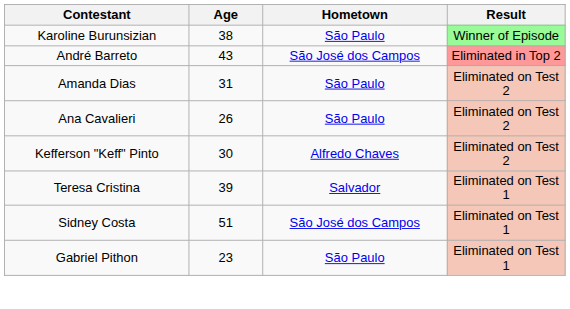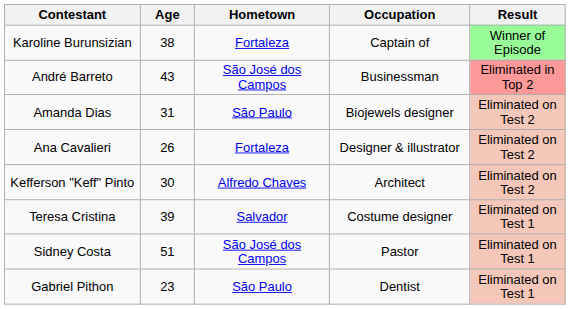+ column: (400, 15)
(355, 36) São Paulo -> (262, 43) Fortaleza
(355, 119) São Paulo -> (262, 147) Fortaleza
